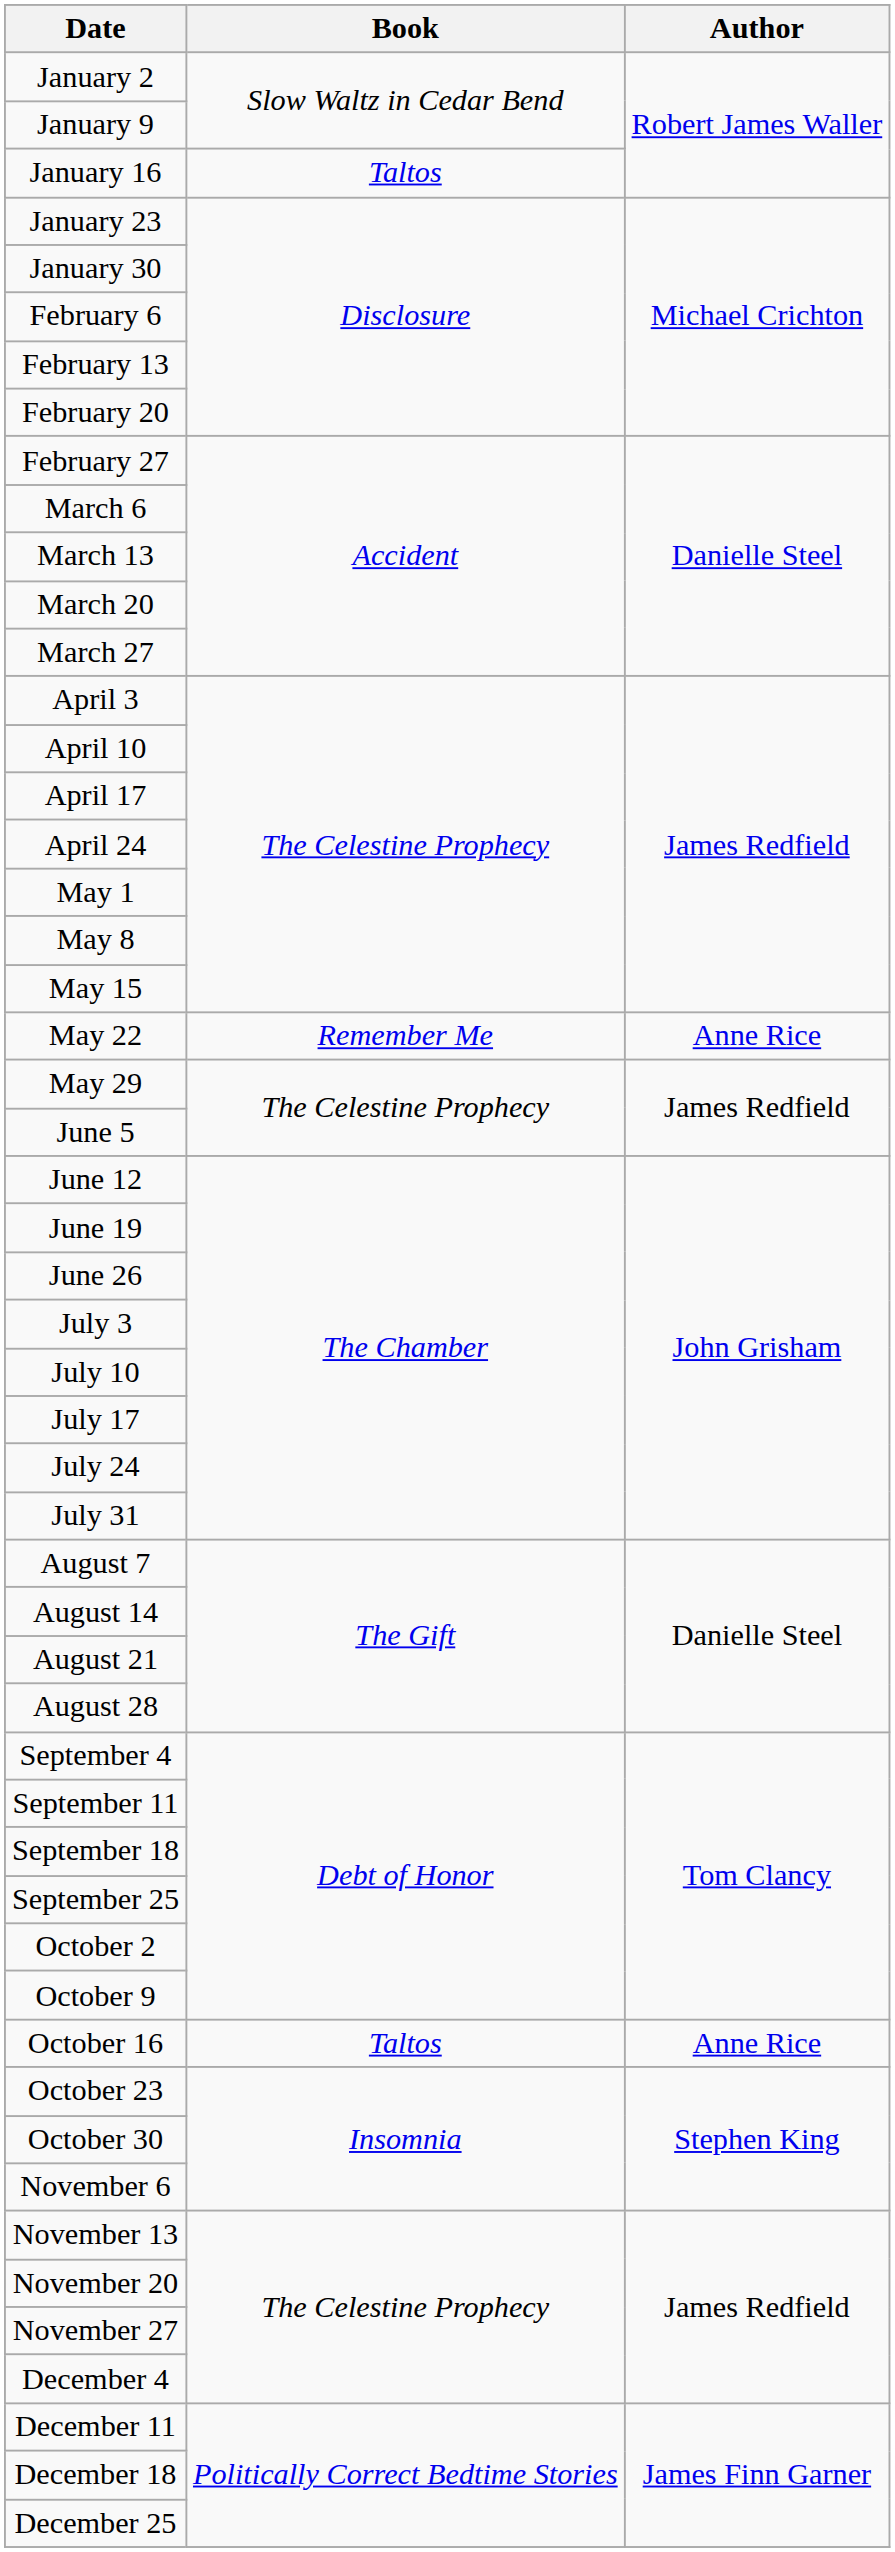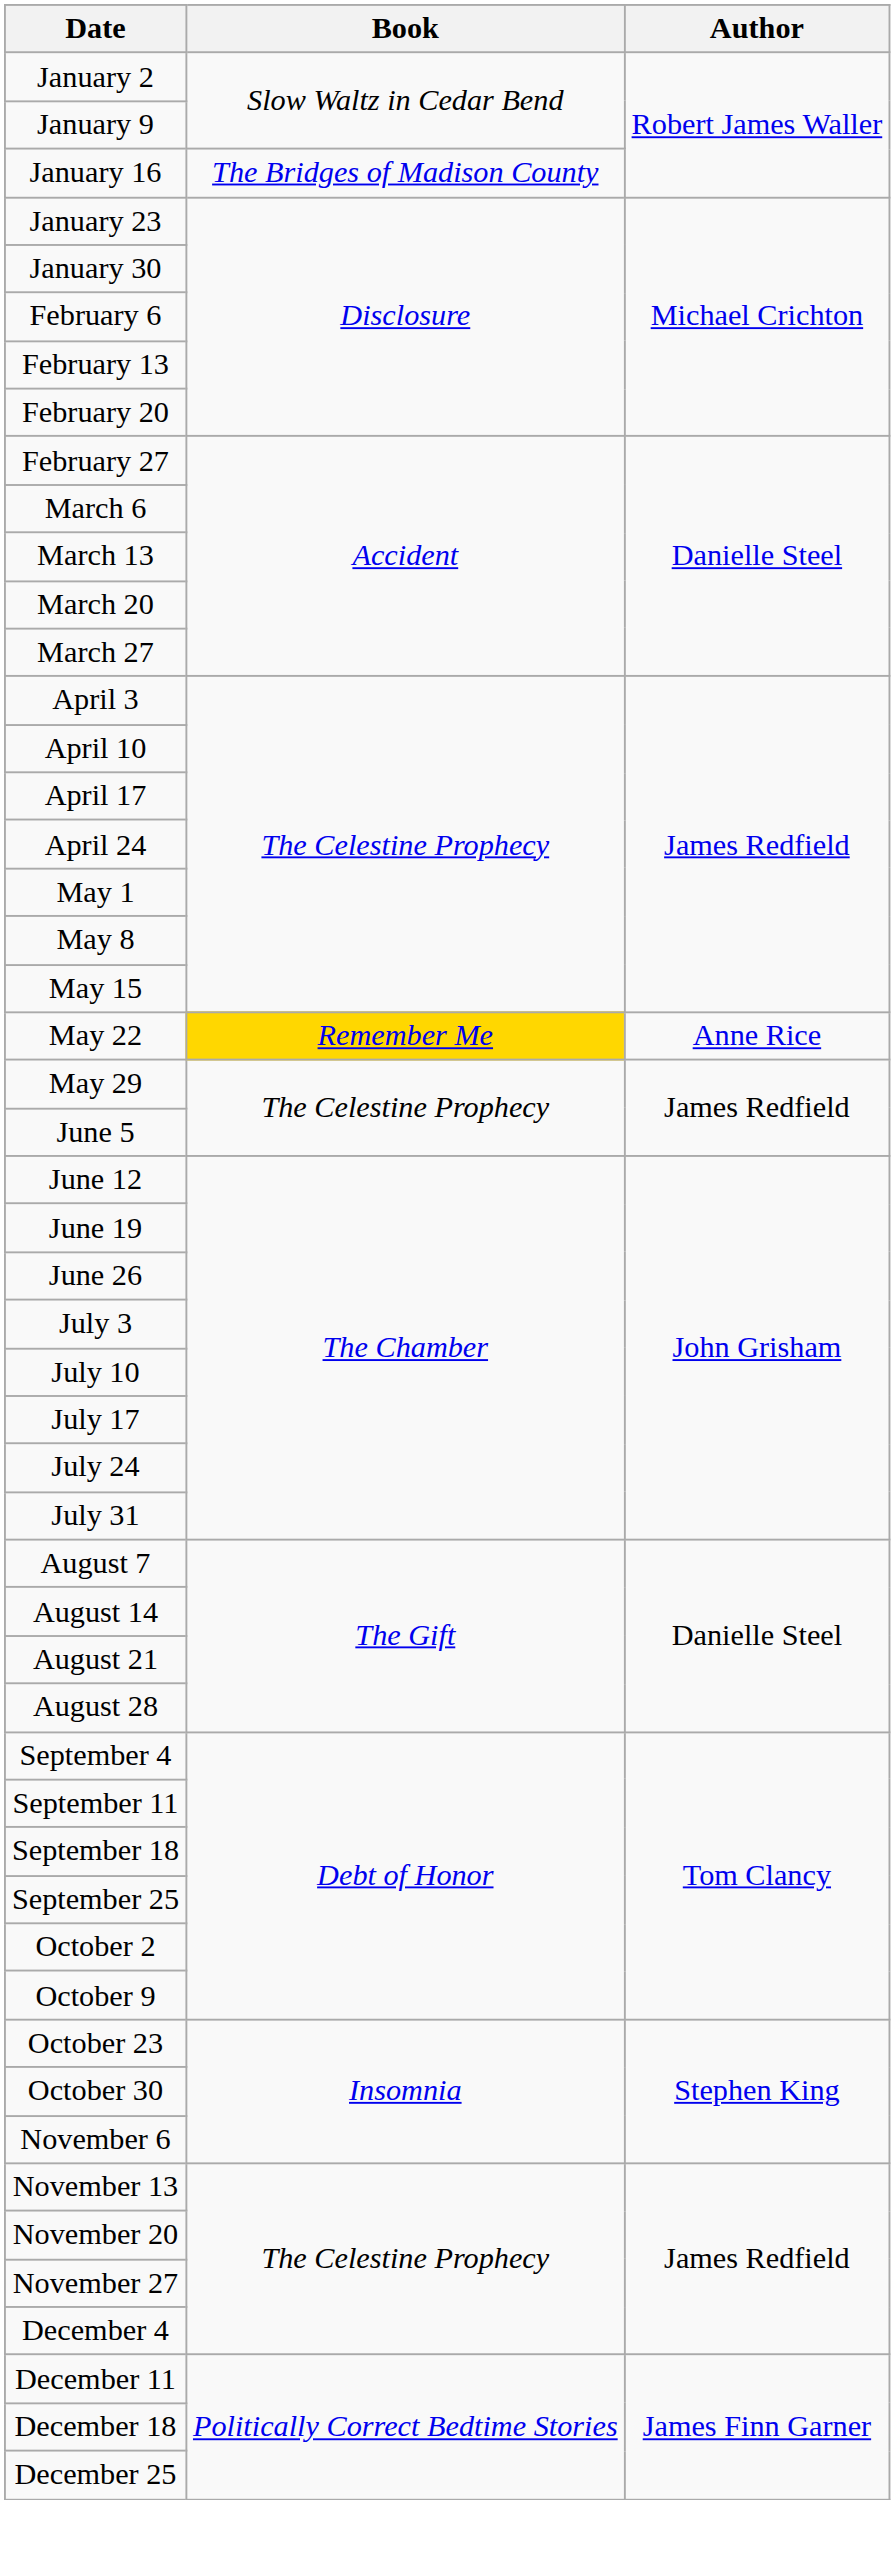(405, 172) Taltos -> (405, 172) The Bridges of Madison County
(405, 1035) no background -> (405, 1035) gold background
- row: (95, 2042)
